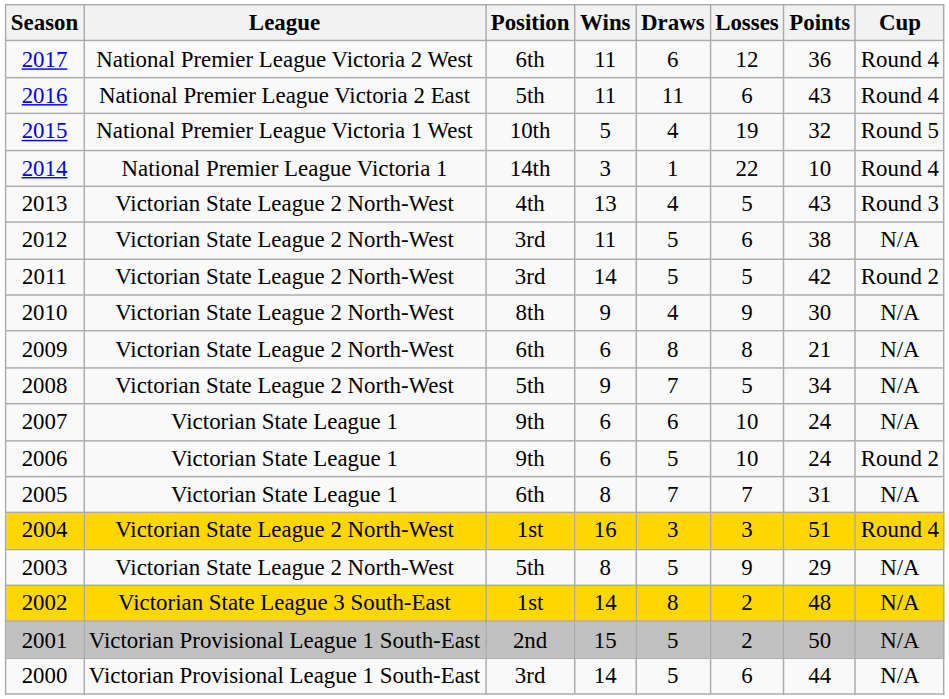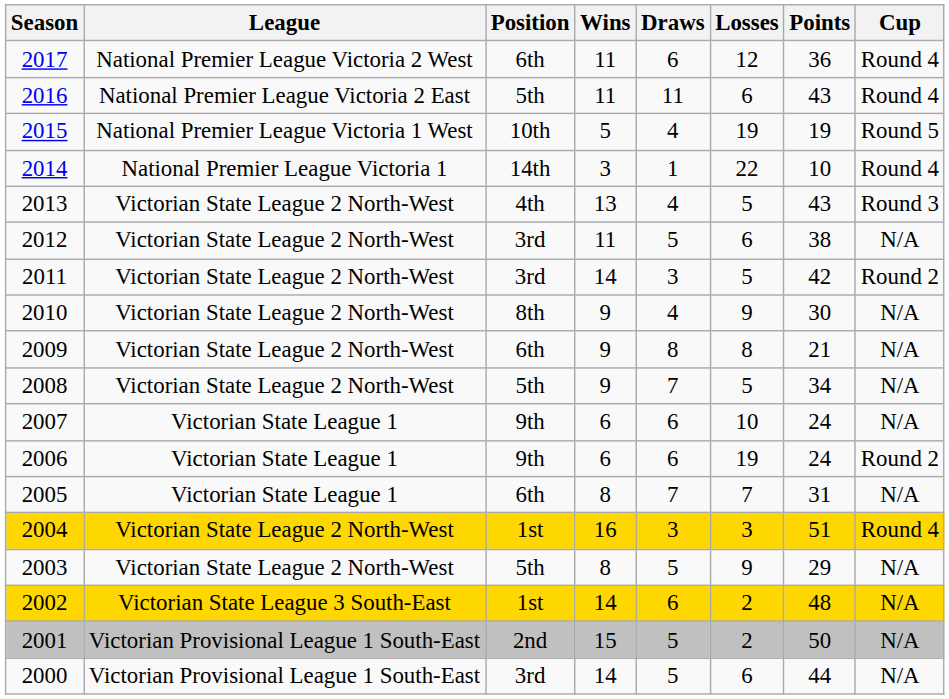(820, 131) 32 -> (820, 131) 19
(673, 276) 5 -> (673, 276) 3
(605, 349) 6 -> (605, 349) 9
(673, 458) 5 -> (673, 458) 6
(747, 458) 10 -> (747, 458) 19
(673, 603) 8 -> (673, 603) 6
